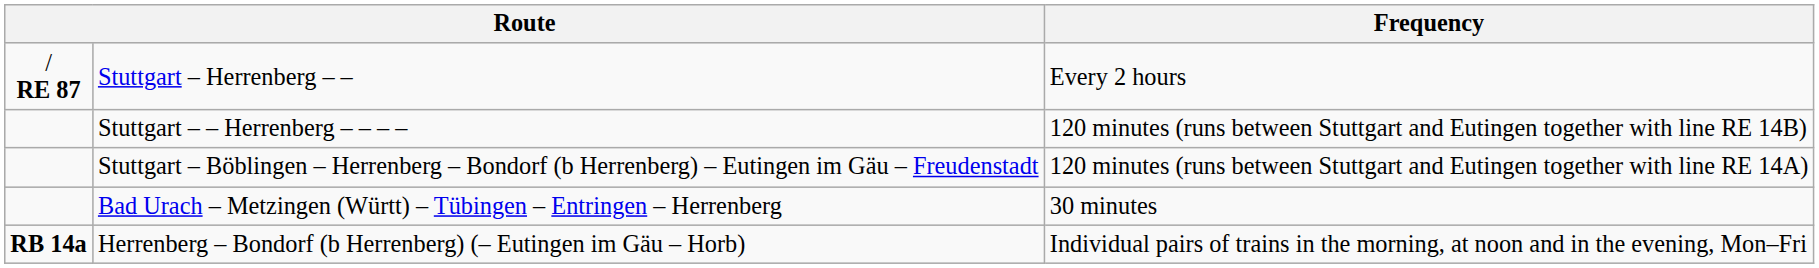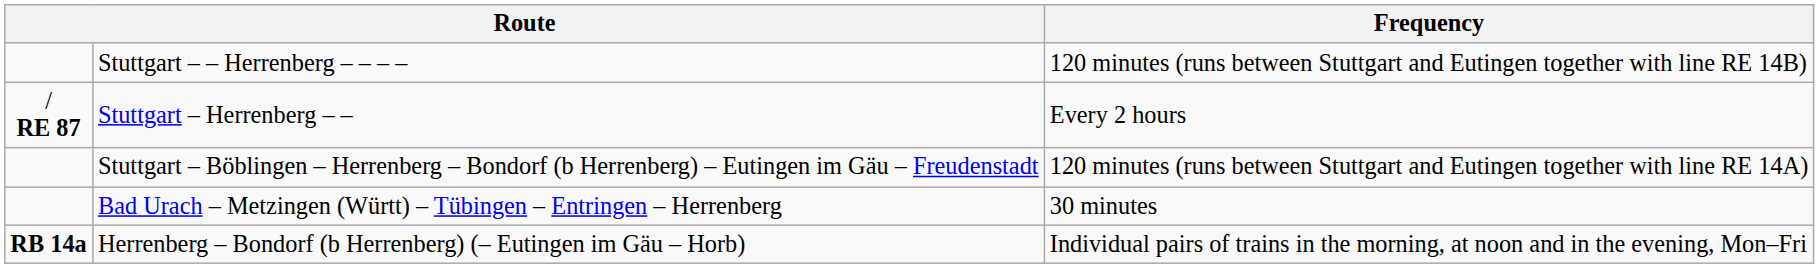rows swapped: (225, 76) <-> (253, 128)
